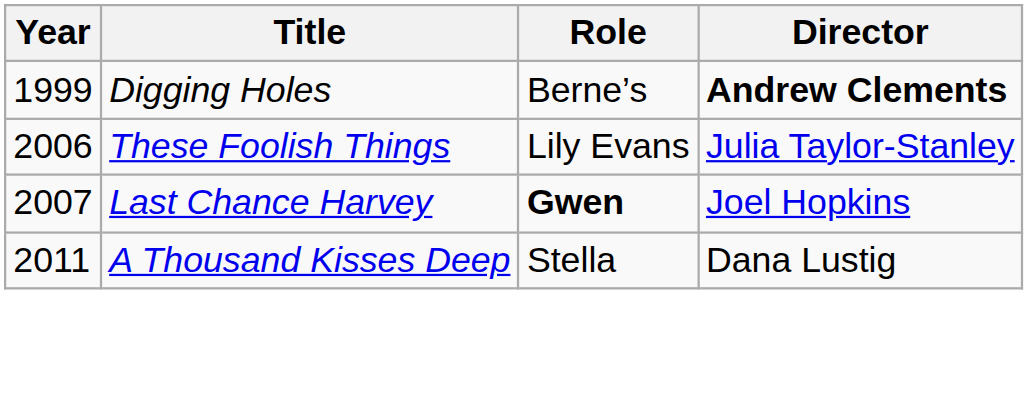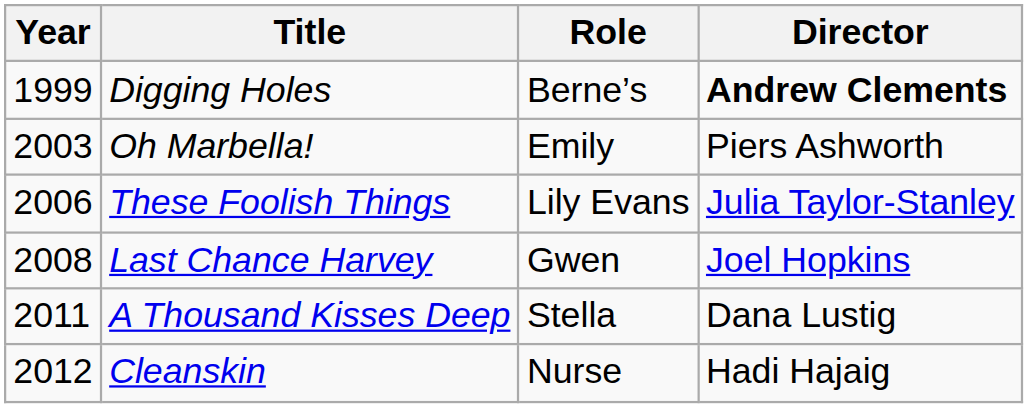+ row: (211, 145)
(53, 202) 2007 -> (53, 259) 2008
(575, 202) bold -> (574, 259) normal
+ row: (188, 372)
